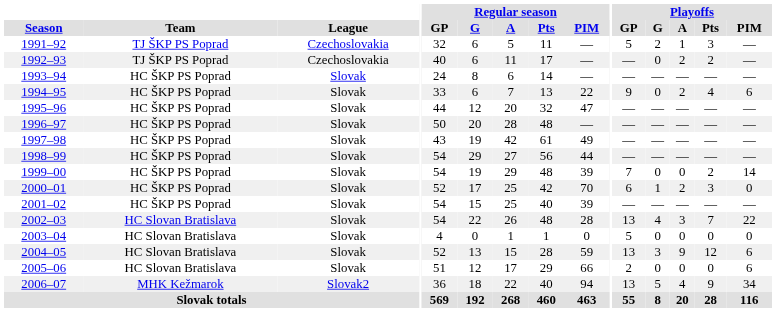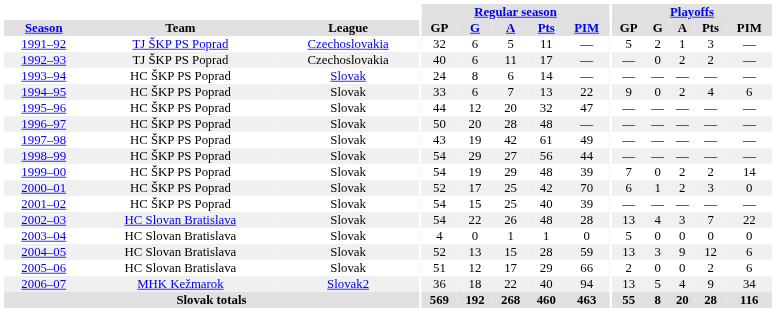(682, 172) 0 -> (682, 172) 2
(711, 268) 0 -> (711, 268) 2
